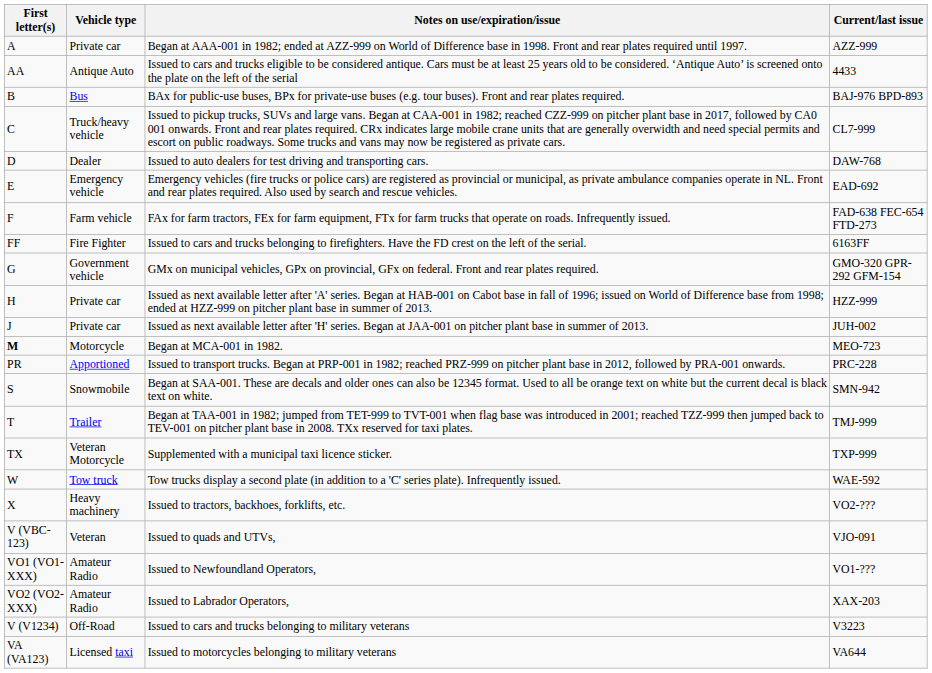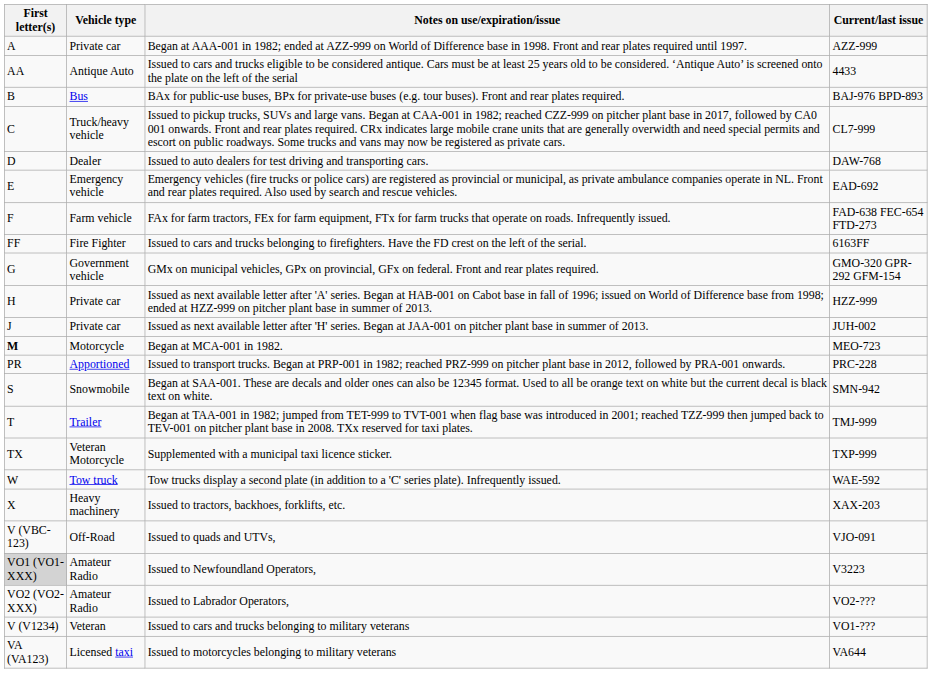(854, 505) VO2-??? -> (856, 505) XAX-203
(88, 537) Veteran -> (92, 537) Off-Road
(36, 569) no background -> (36, 569) lightgrey background
(854, 569) VO1-??? -> (849, 569) V3223
(856, 601) XAX-203 -> (854, 601) VO2-???
(92, 626) Off-Road -> (88, 626) Veteran
(849, 626) V3223 -> (854, 626) VO1-???
